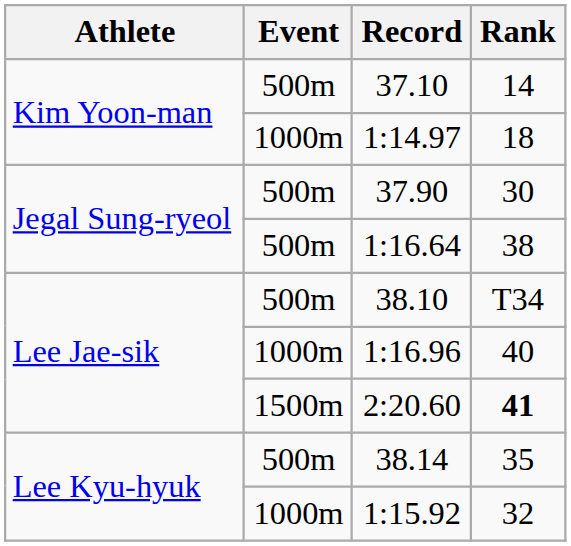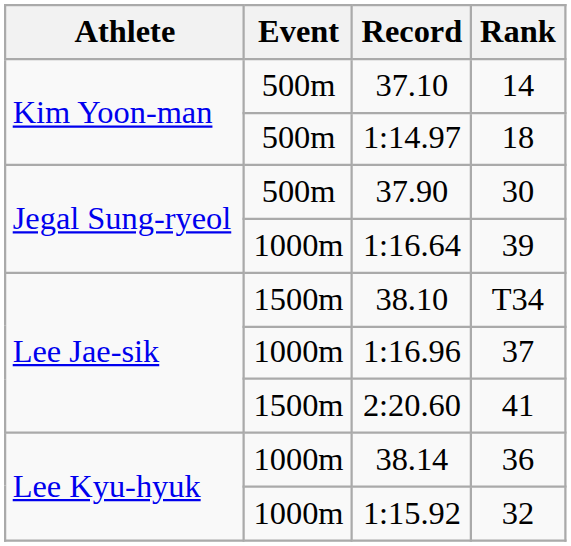(299, 138) 1000m -> (299, 138) 500m
(299, 245) 500m -> (299, 245) 1000m
(518, 245) 38 -> (518, 245) 39
(299, 298) 500m -> (299, 298) 1500m
(518, 352) 40 -> (518, 352) 37
(518, 405) bold -> (518, 405) normal
(299, 459) 500m -> (299, 459) 1000m
(518, 459) 35 -> (518, 459) 36
